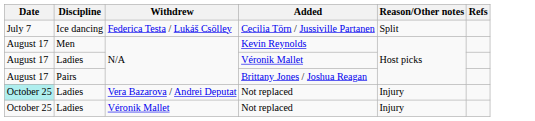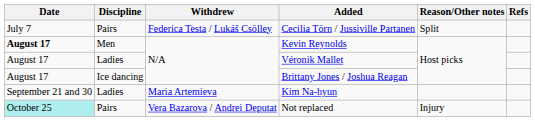(80, 28) Ice dancing -> (107, 28) Pairs
(28, 44) normal -> (28, 44) bold
(66, 76) Pairs -> (120, 76) Ice dancing
+ row: (182, 92)
(70, 92) Ladies -> (107, 108) Pairs
- row: (139, 108)
